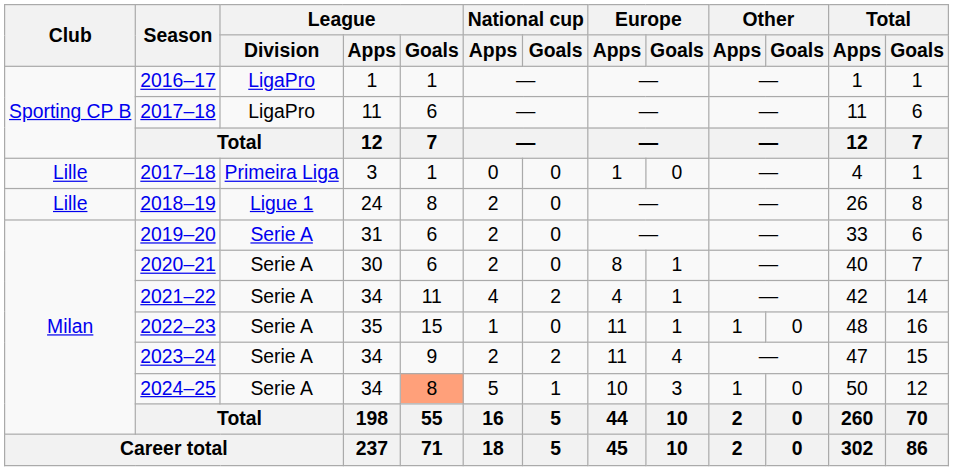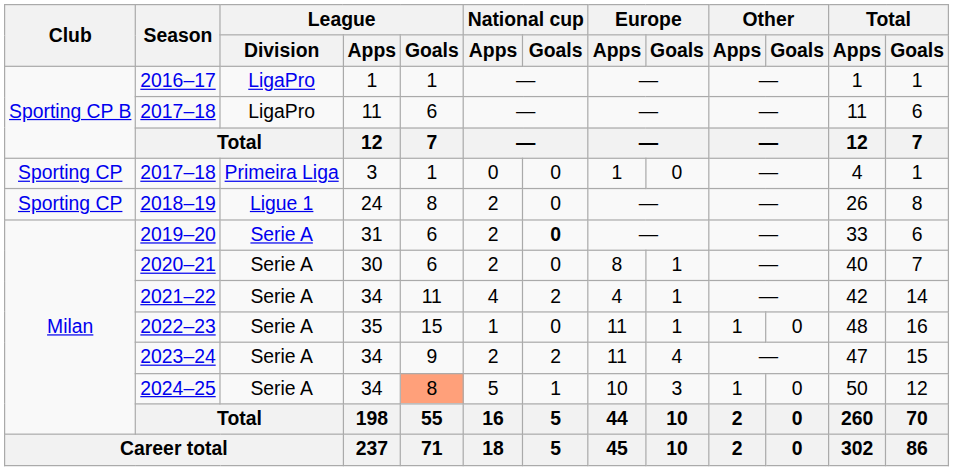(70, 173) Lille -> (70, 173) Sporting CP
(70, 204) Lille -> (70, 204) Sporting CP
(556, 234) normal -> (556, 234) bold
